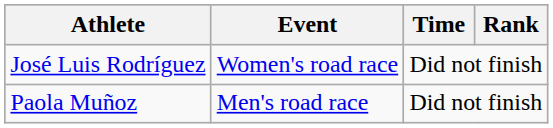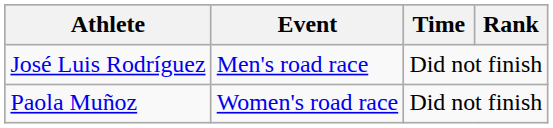(307, 64) Women's road race -> (292, 64) Men's road race
(292, 103) Men's road race -> (307, 103) Women's road race
